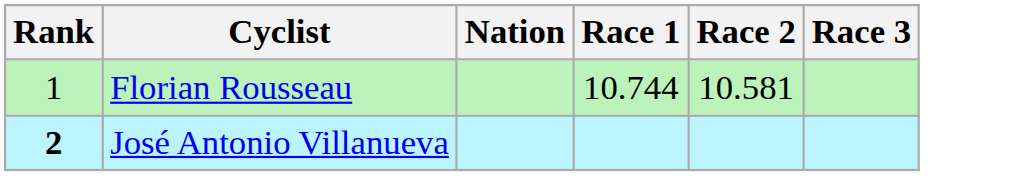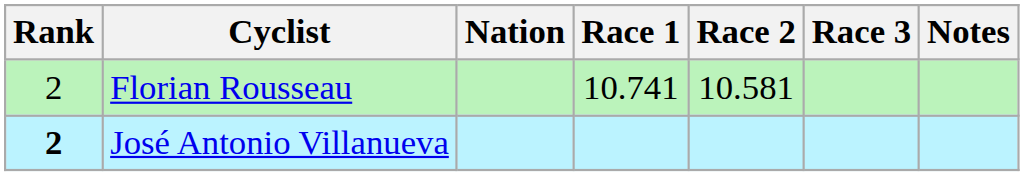+ column: (969, 32)
(54, 87) 1 -> (54, 87) 2
(631, 87) 10.744 -> (631, 87) 10.741
